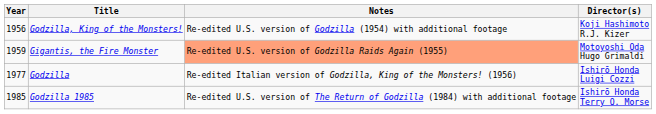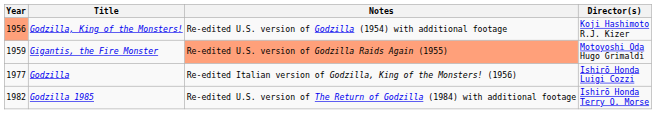(16, 29) no background -> (16, 29) lightsalmon background
(16, 97) 1985 -> (16, 97) 1982
